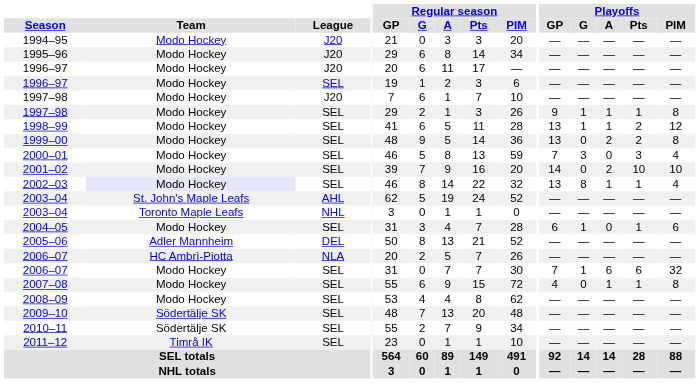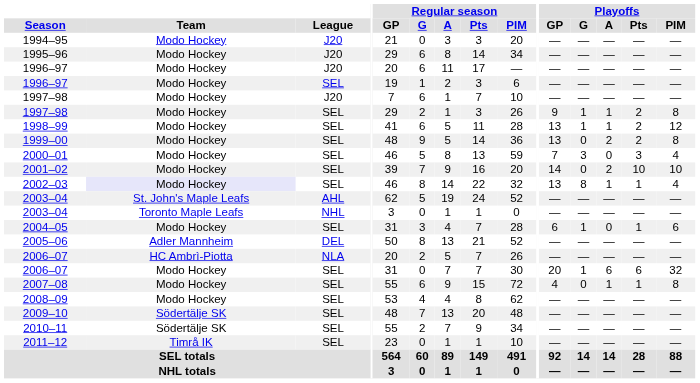(639, 112) 1 -> (639, 112) 2
(555, 270) 7 -> (555, 270) 20
